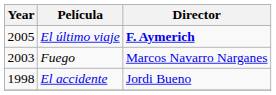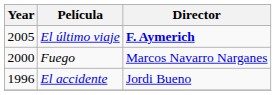(21, 57) 2003 -> (21, 57) 2000
(21, 79) 1998 -> (21, 79) 1996
